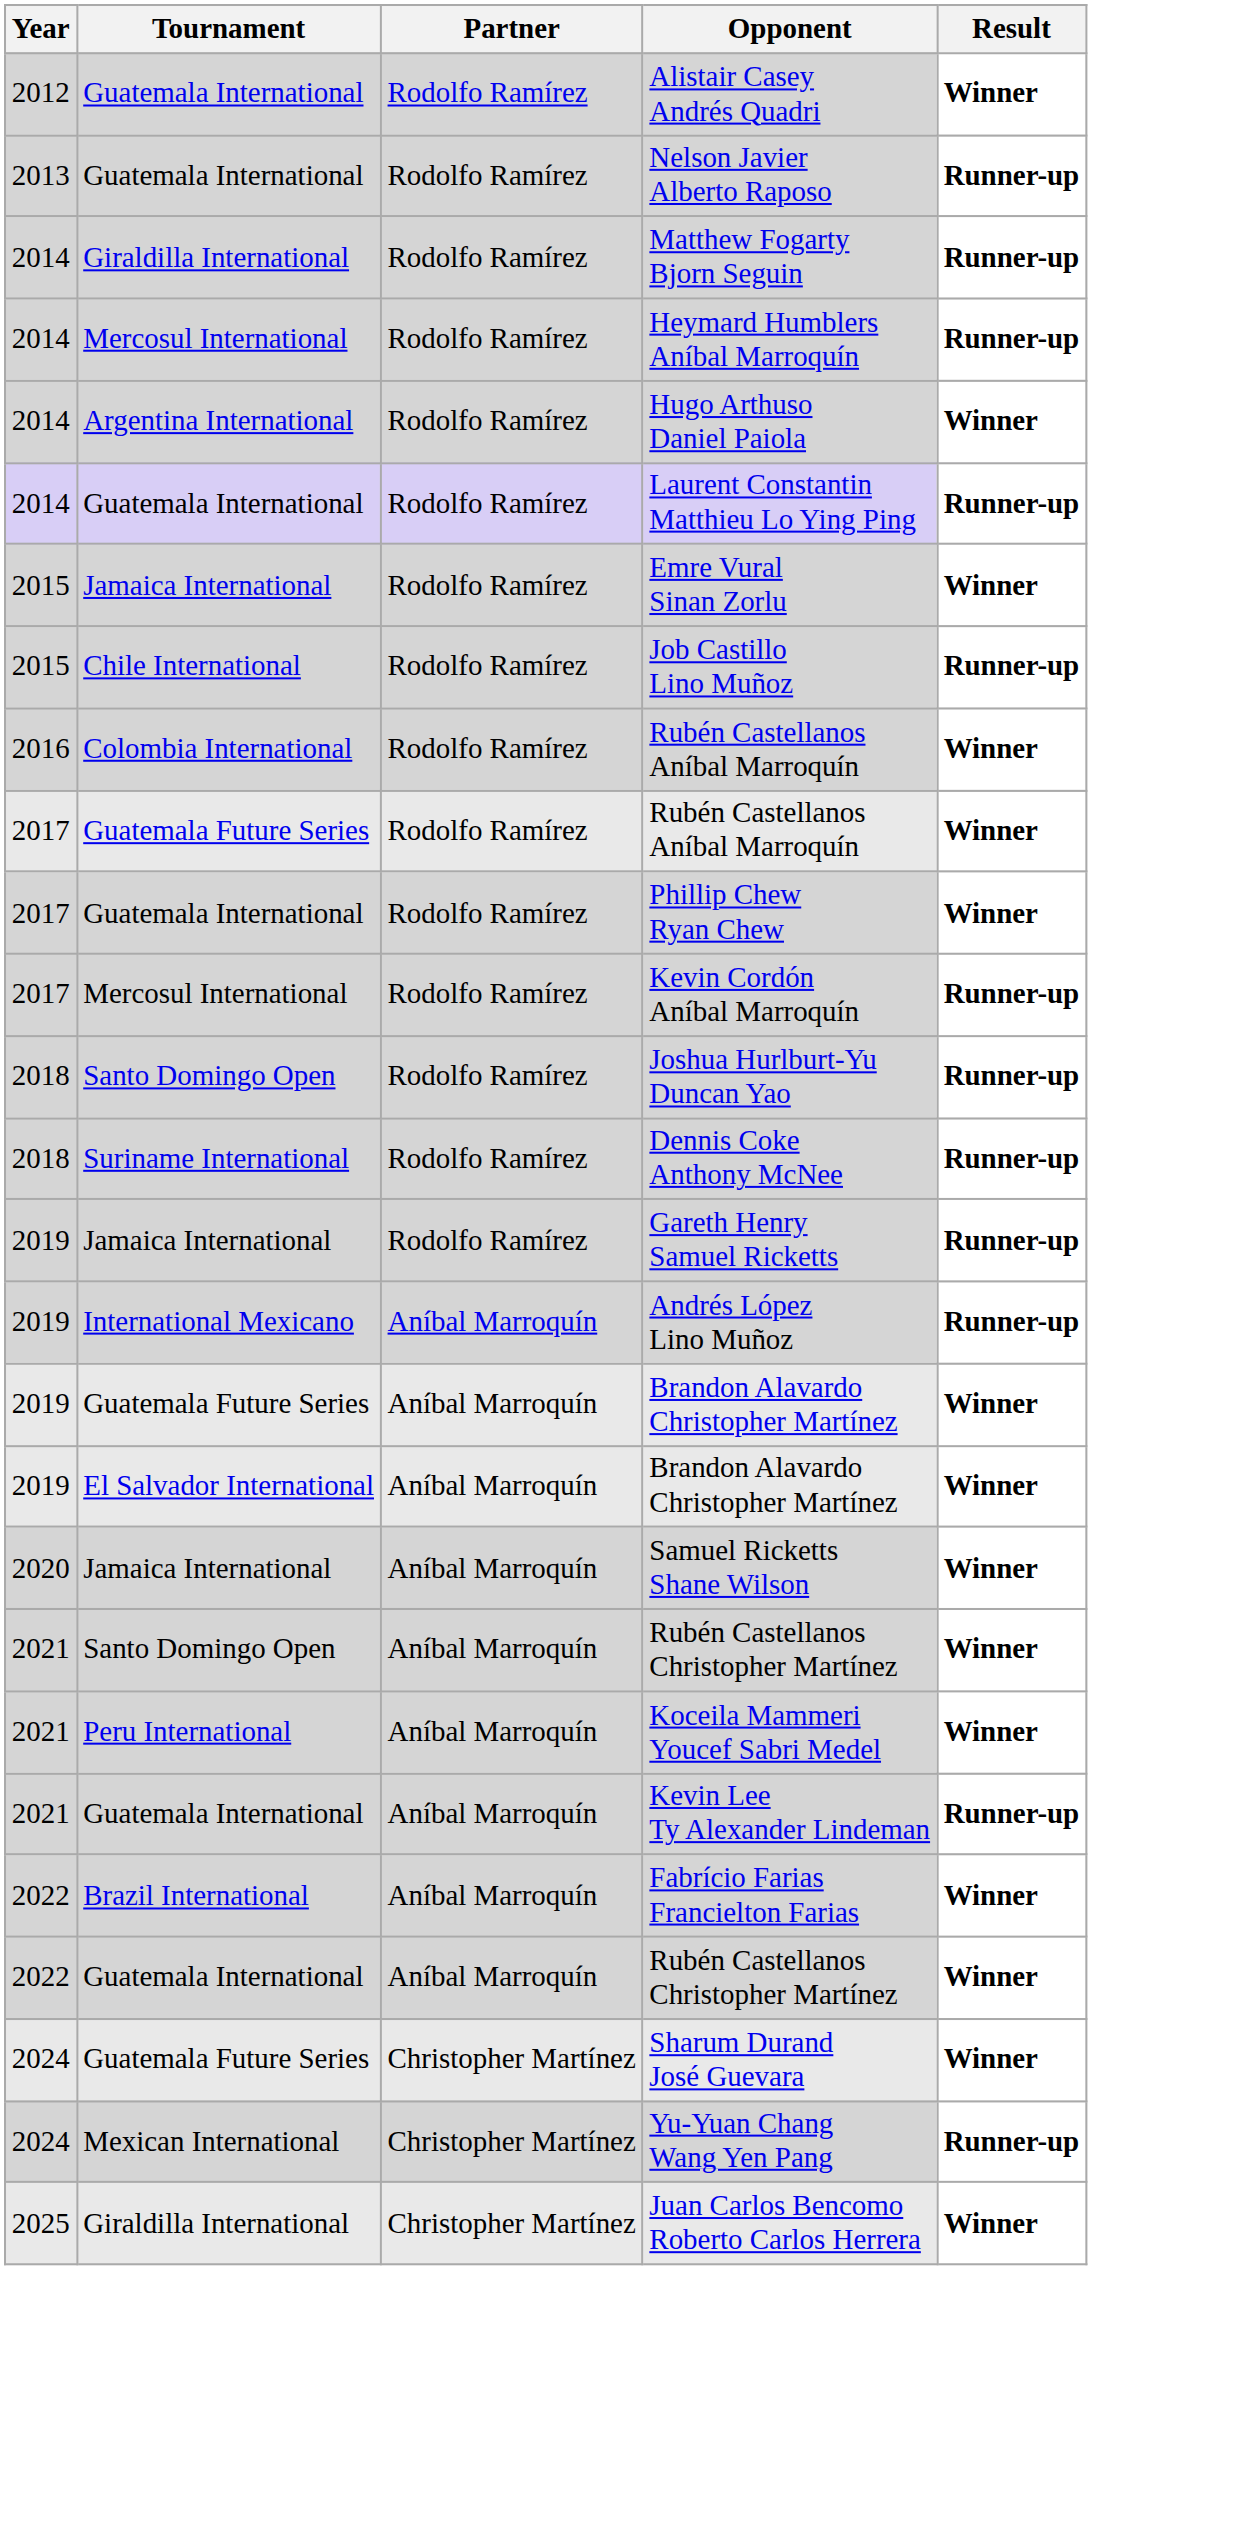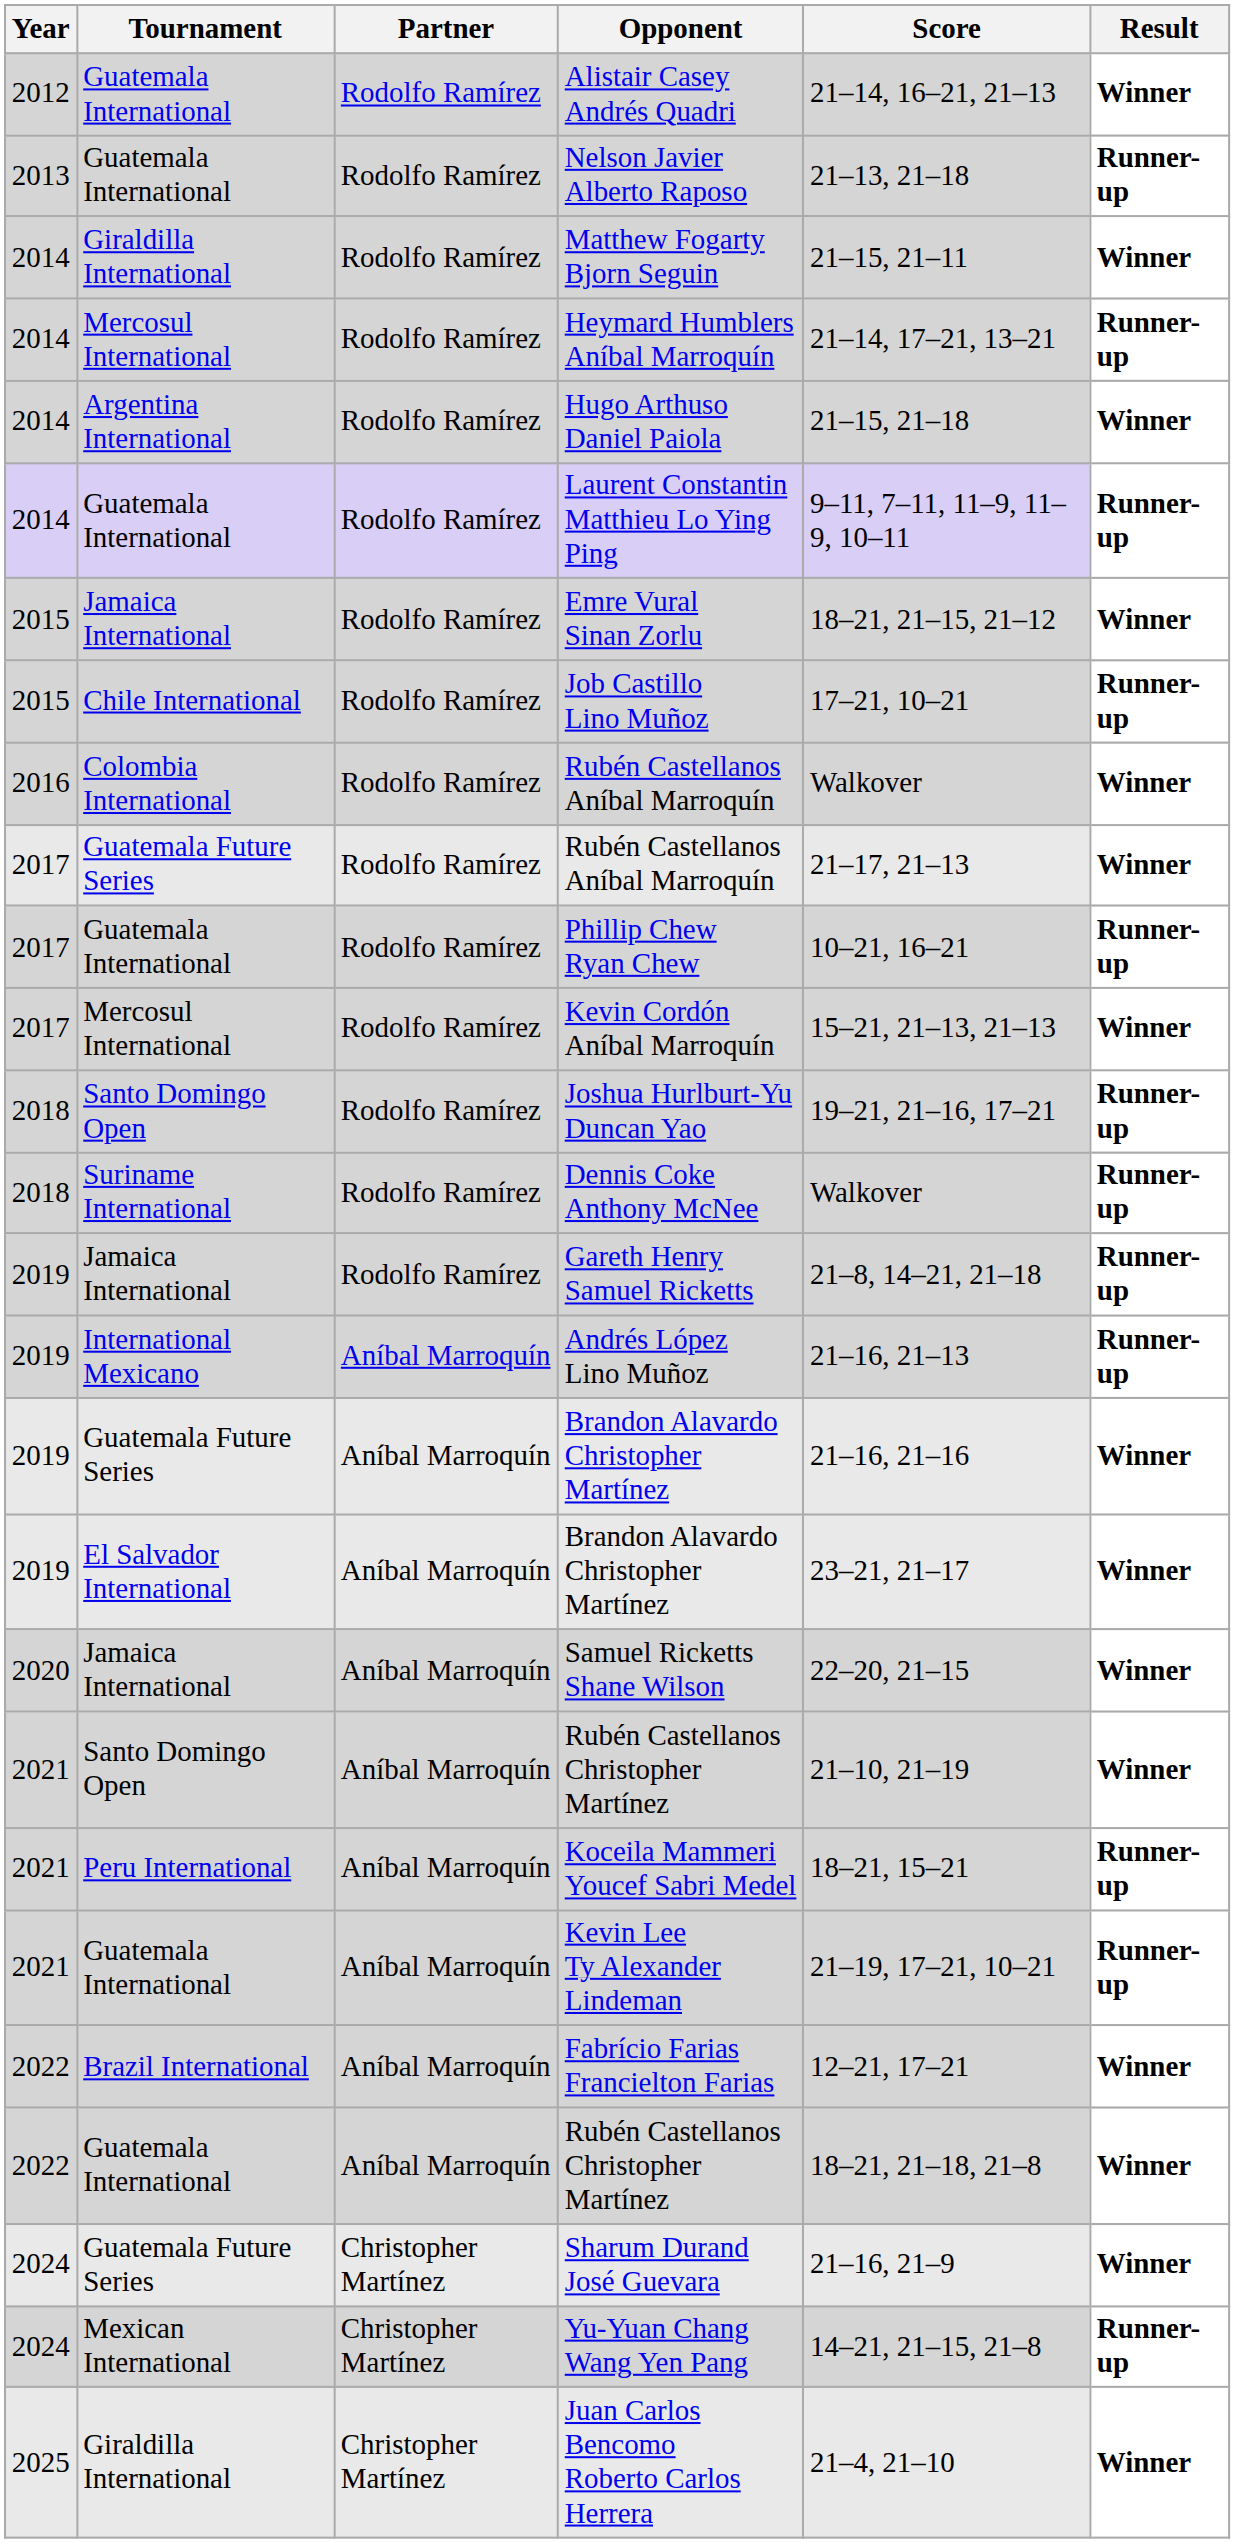+ column: (947, 28)
(1011, 257) Runner-up -> (1144, 257) Winner
(991, 912) Winner -> (1149, 946) Runner-up
(1011, 994) Runner-up -> (1144, 1028) Winner
(991, 1731) Winner -> (1149, 1868) Runner-up
